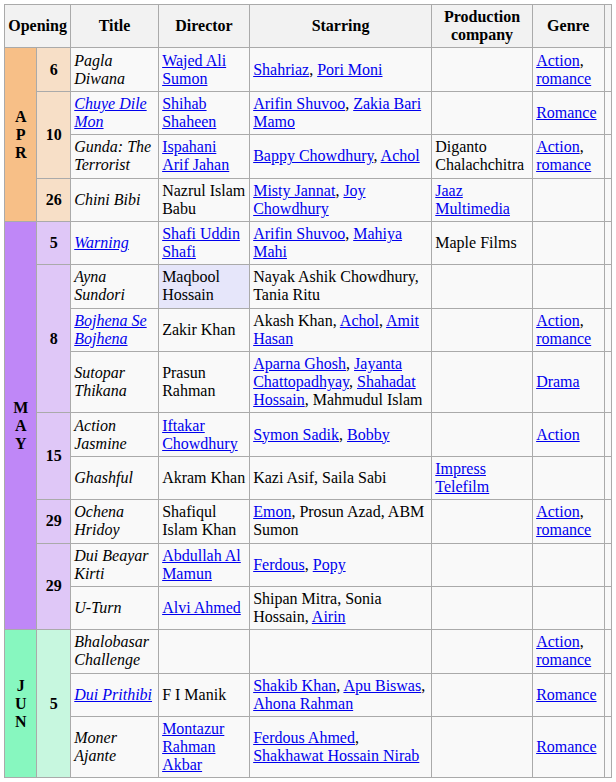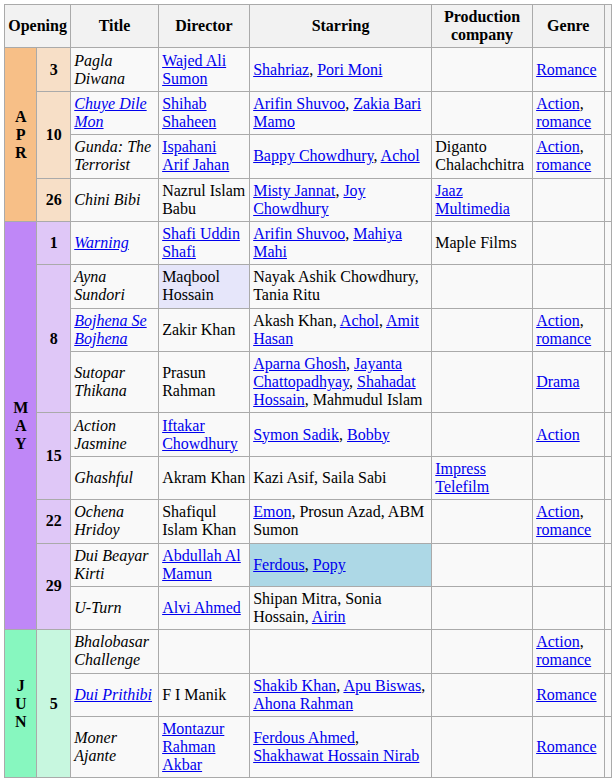(54, 69) 6 -> (54, 69) 3
(564, 69) Action, romance -> (566, 69) Romance
(566, 112) Romance -> (564, 112) Action, romance
(54, 243) 5 -> (54, 243) 1
(54, 521) 29 -> (54, 521) 22
(299, 564) no background -> (299, 564) lightblue background
